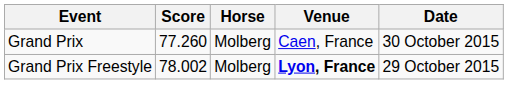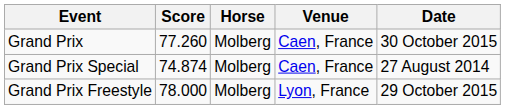+ row: (73, 66)
(183, 66) 78.002 -> (183, 91) 78.000
(327, 66) bold -> (324, 91) normal
